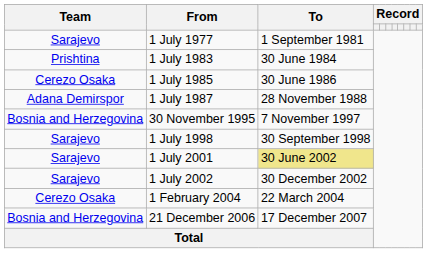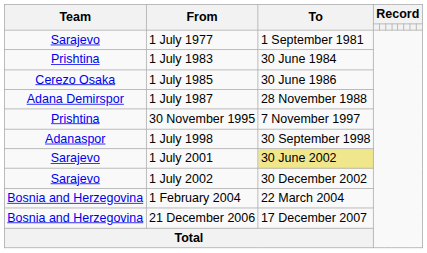(75, 119) Bosnia and Herzegovina -> (75, 119) Prishtina
(75, 138) Sarajevo -> (75, 138) Adanaspor
(75, 198) Cerezo Osaka -> (75, 198) Bosnia and Herzegovina
